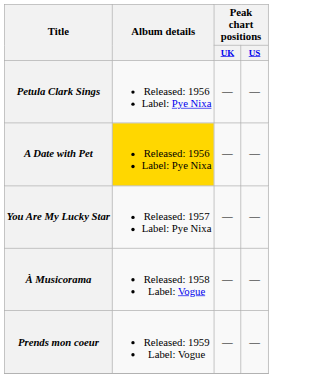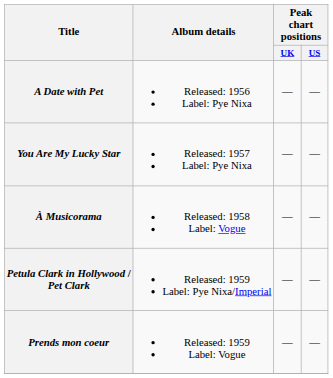- row: (58, 91)
(163, 160) gold background -> (204, 98) no background
+ row: (69, 279)
